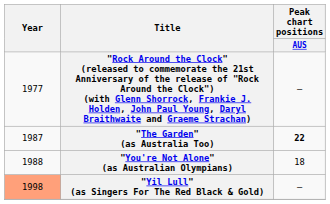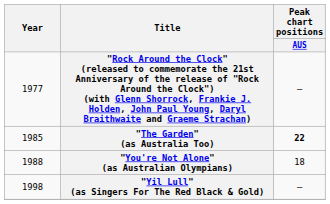(33, 138) 1987 -> (33, 138) 1985
(33, 187) lightsalmon background -> (33, 187) no background
